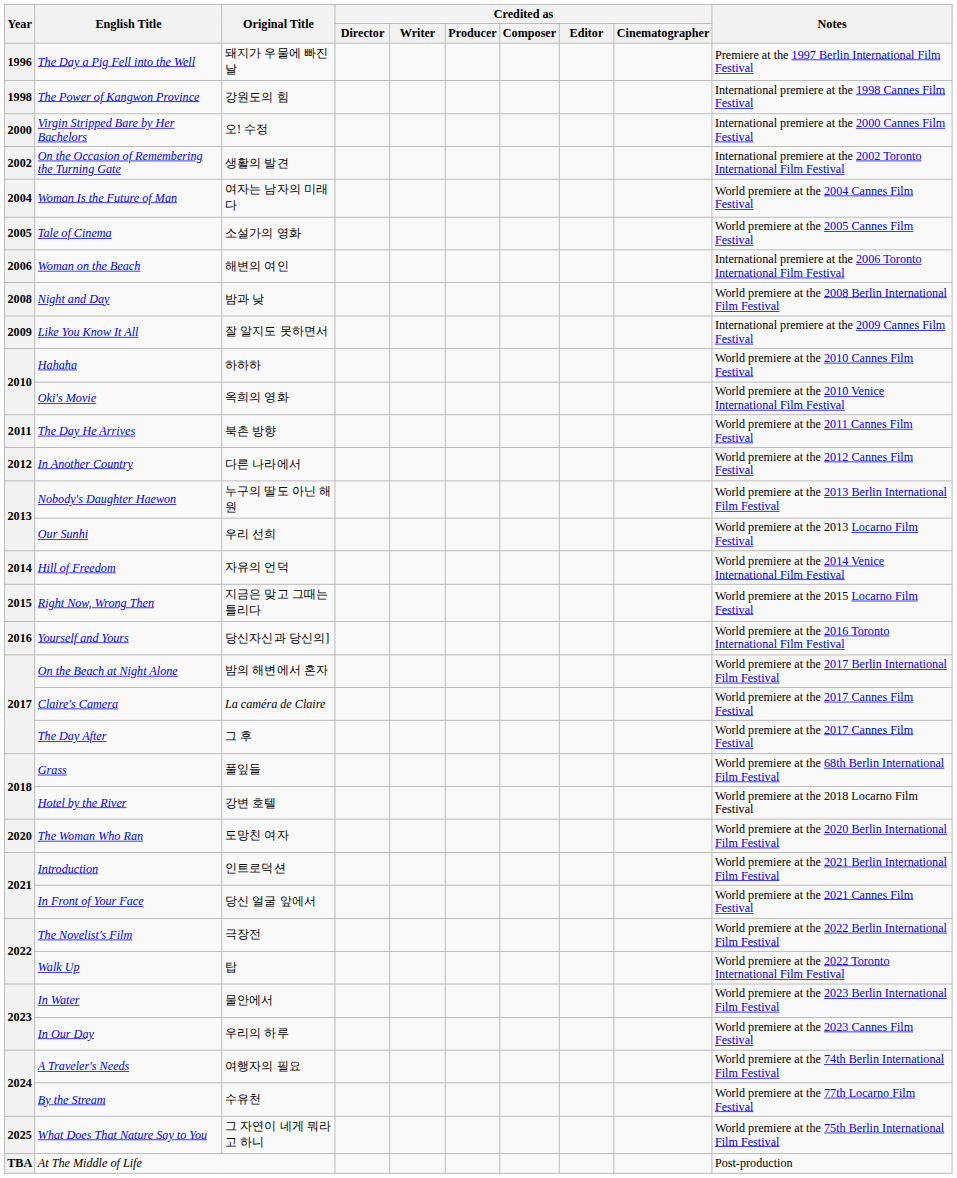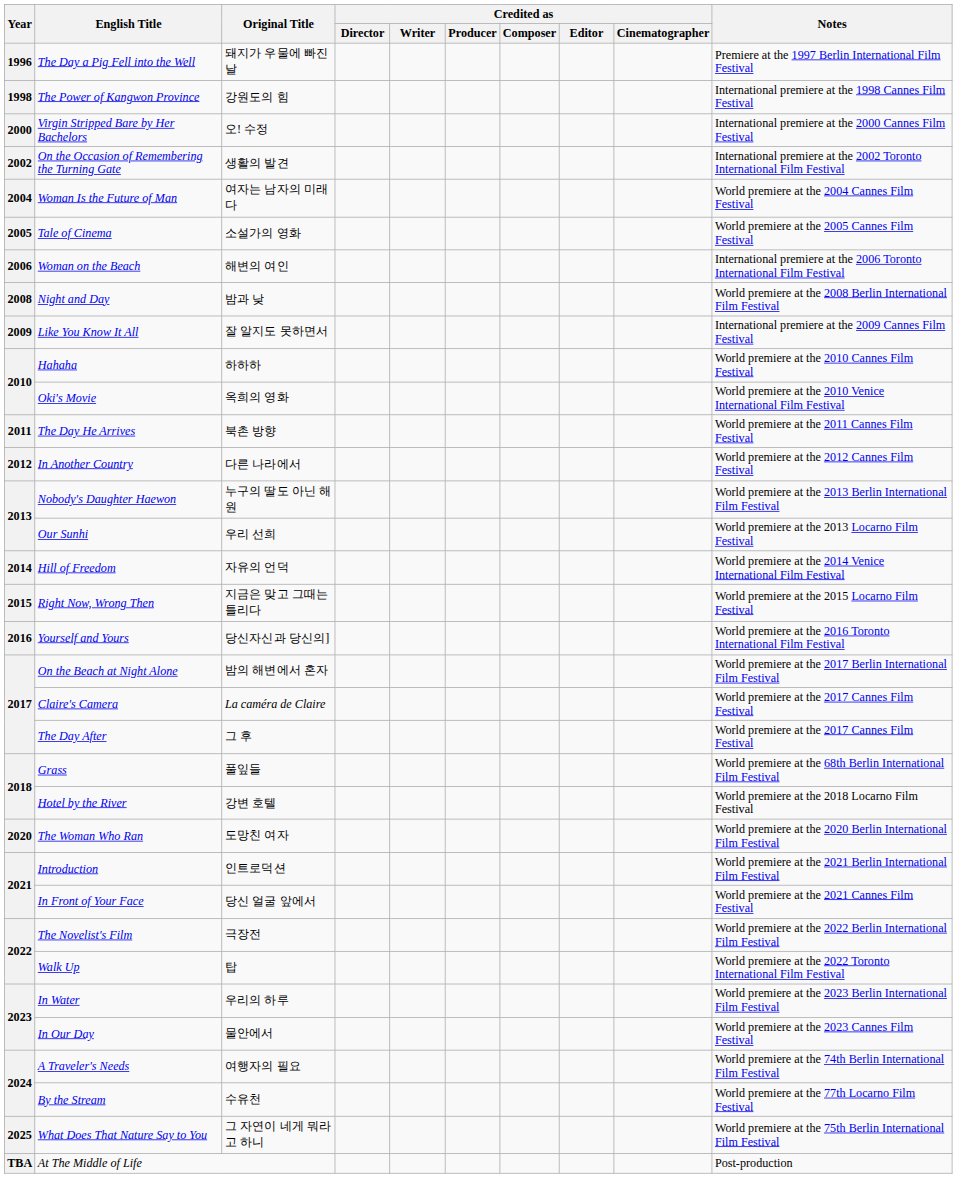(249, 1000) 물안에서 -> (257, 1000) 우리의 하루
(257, 1033) 우리의 하루 -> (249, 1033) 물안에서
